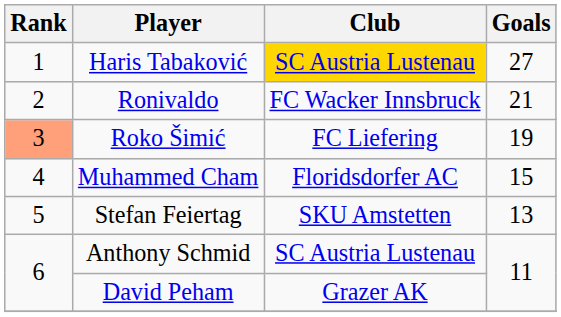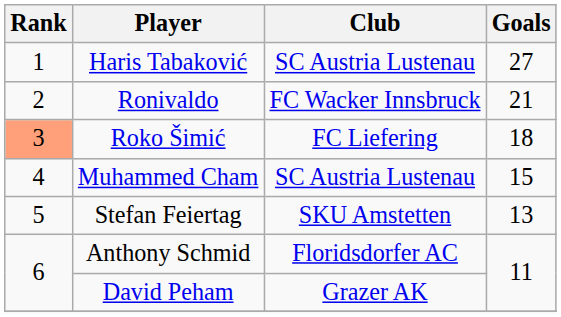(375, 61) gold background -> (375, 61) no background
(521, 138) 19 -> (521, 138) 18
(375, 176) Floridsdorfer AC -> (375, 176) SC Austria Lustenau
(375, 253) SC Austria Lustenau -> (375, 253) Floridsdorfer AC
